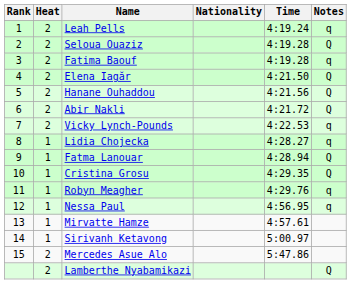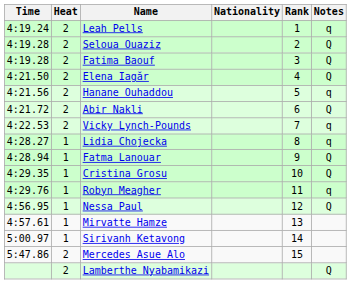columns swapped: (19, 13) <-> (288, 13)
(329, 61) q -> (329, 61) Q
(329, 94) Q -> (329, 94) q
(329, 207) q -> (329, 207) Q
